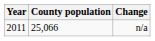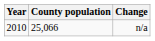(16, 28) 2011 -> (17, 28) 2010
